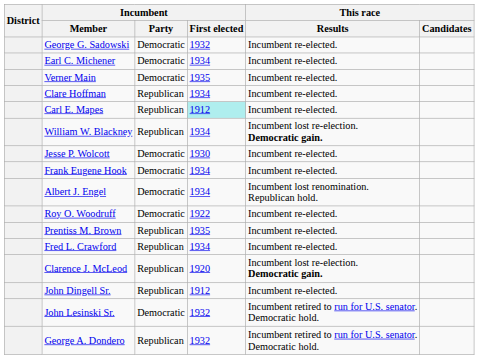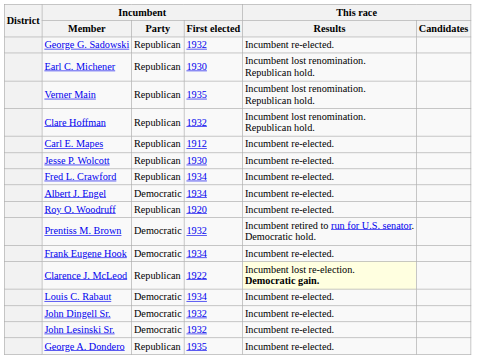(161, 45) Democratic -> (157, 45) Republican
(161, 61) Democratic -> (157, 67) Republican
(200, 61) 1934 -> (197, 67) 1930
(293, 61) Incumbent re-elected. -> (305, 67) Incumbent lost renomination. Republican hold.
(161, 77) Democratic -> (157, 94) Republican
(293, 77) Incumbent re-elected. -> (305, 94) Incumbent lost renomination. Republican hold.
(200, 93) 1934 -> (197, 122) 1932
(293, 93) Incumbent re-elected. -> (305, 122) Incumbent lost renomination. Republican hold.
(200, 110) paleturquoise background -> (197, 144) no background
- row: (88, 132)
(161, 154) Democratic -> (157, 160) Republican
rows swapped: (80, 246) <-> (86, 170)
(309, 192) Incumbent lost renomination. Republican hold. -> (290, 193) Incumbent re-elected.
(161, 214) Democratic -> (157, 209) Republican
(200, 214) 1922 -> (197, 209) 1920
(160, 230) Republican -> (158, 231) Democratic
(200, 230) 1935 -> (197, 231) 1932
(293, 230) Incumbent re-elected. -> (329, 231) Incumbent retired to run for U.S. senator. Democratic hold.
(200, 268) 1920 -> (197, 275) 1922
(303, 268) no background -> (300, 275) lightyellow background
+ row: (78, 297)
(160, 290) Republican -> (158, 313) Democratic
(200, 290) 1912 -> (197, 313) 1932
(333, 312) Incumbent retired to run for U.S. senator. Democratic hold. -> (290, 330) Incumbent re-elected.
(200, 340) 1932 -> (197, 346) 1935
(333, 340) Incumbent retired to run for U.S. senator. Democratic hold. -> (290, 346) Incumbent re-elected.
